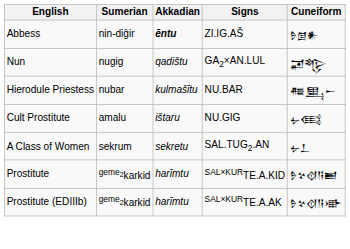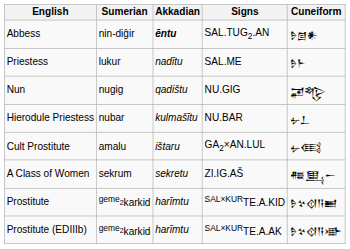(224, 34) ZI.IG.AŠ -> (237, 34) SAL.TUG2.AN
+ row: (27, 62)
(235, 62) GA2×AN.LUL -> (223, 90) NU.GIG
(313, 91) 𒍣𒅅𒀸 -> (300, 119) 𒉡𒁇
(223, 118) NU.GIG -> (235, 146) GA2×AN.LUL
(237, 146) SAL.TUG2.AN -> (224, 174) ZI.IG.AŠ
(300, 147) 𒉡𒁇 -> (313, 175) 𒍣𒅅𒀸
